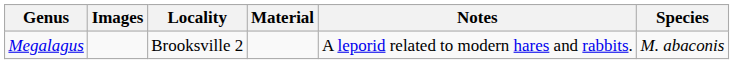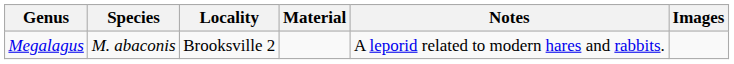columns swapped: (682, 17) <-> (118, 17)
